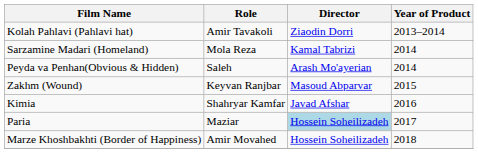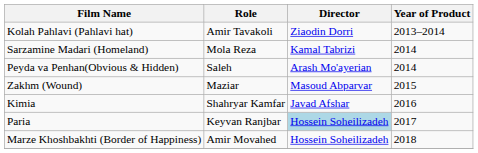(244, 85) Keyvan Ranjbar -> (223, 85) Maziar
(223, 121) Maziar -> (244, 121) Keyvan Ranjbar
